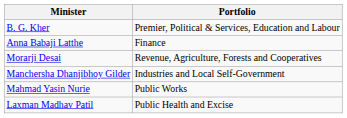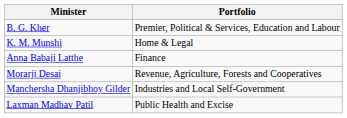+ row: (34, 43)
- row: (48, 89)
